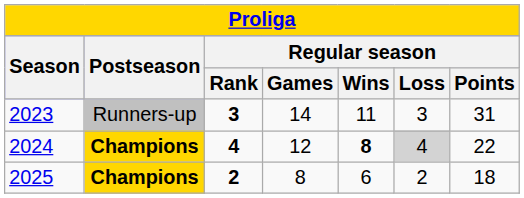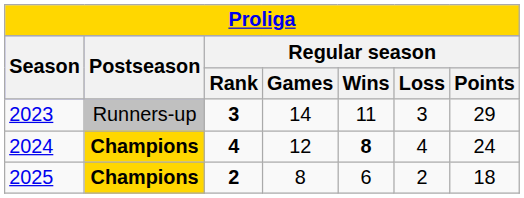(485, 114) 31 -> (485, 114) 29
(422, 146) lightgrey background -> (422, 146) no background
(485, 146) 22 -> (485, 146) 24
